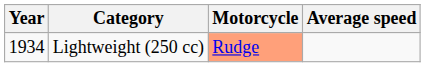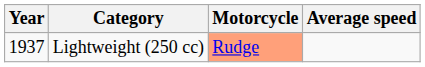(27, 47) 1934 -> (27, 47) 1937
